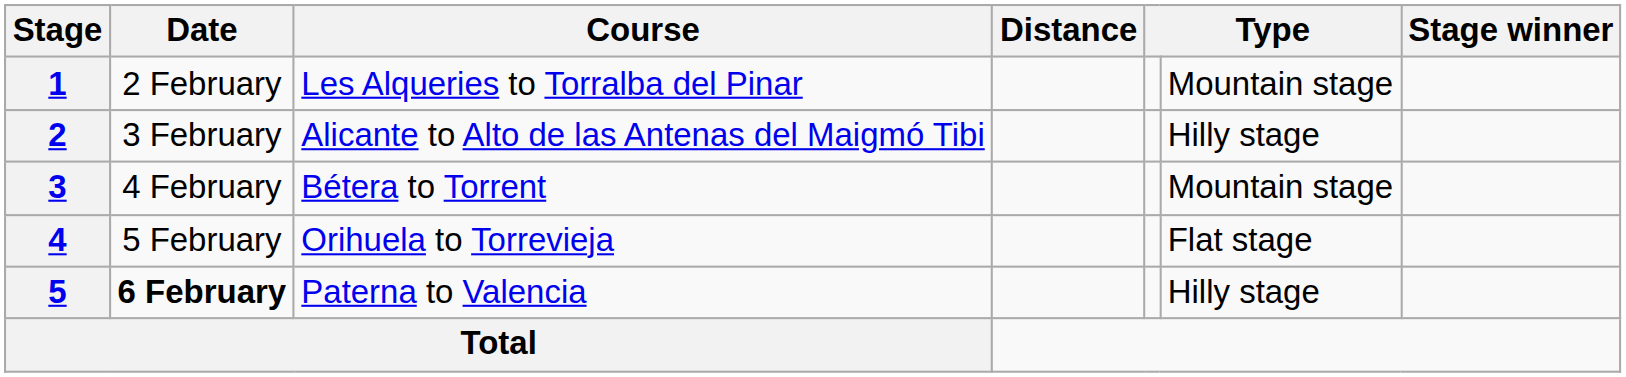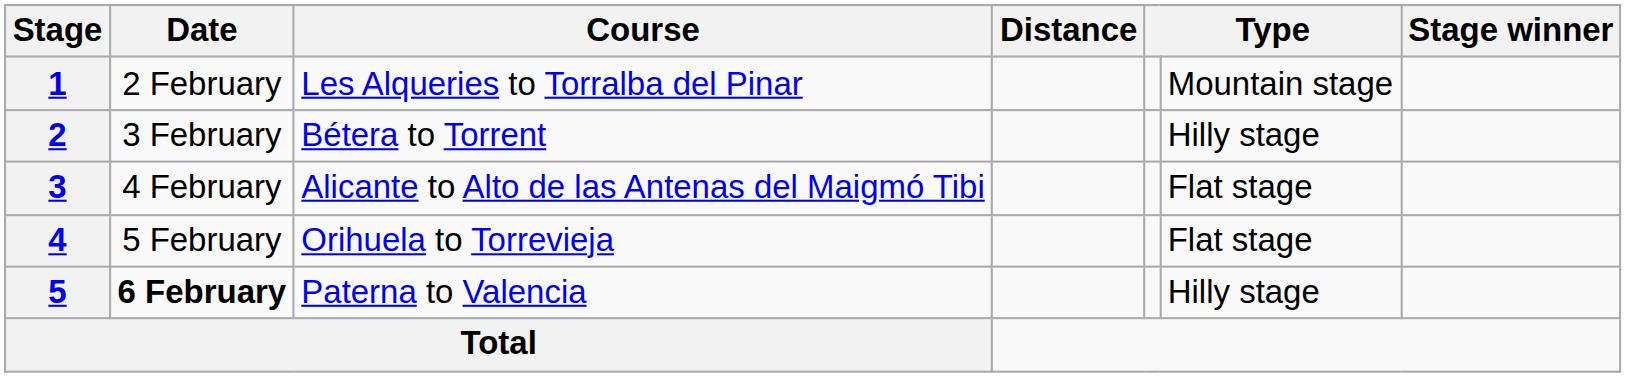(643, 135) Alicante to Alto de las Antenas del Maigmó Tibi -> (424, 135) Bétera to Torrent
(424, 187) Bétera to Torrent -> (643, 187) Alicante to Alto de las Antenas del Maigmó Tibi
(1280, 187) Mountain stage -> (1240, 187) Flat stage
